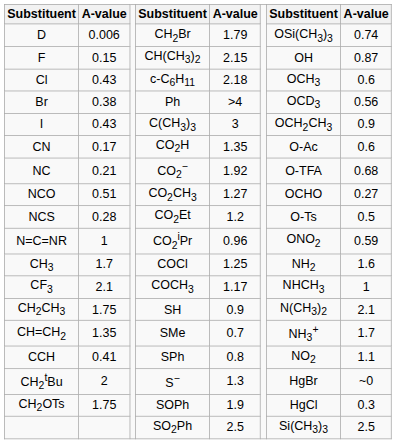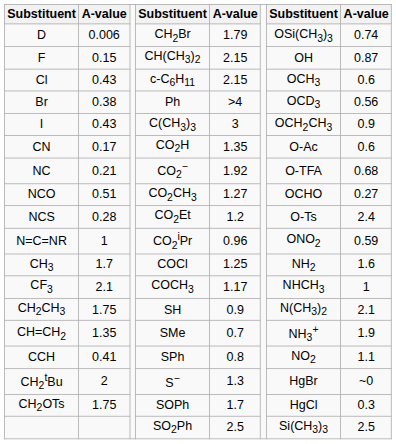(235, 79) 2.18 -> (235, 79) 2.15
(366, 217) 0.5 -> (366, 217) 2.4
(366, 333) 1.7 -> (366, 333) 1.9
(235, 405) 1.9 -> (235, 405) 1.7
